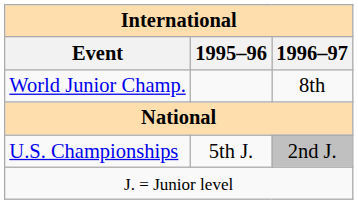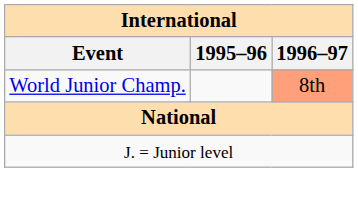(312, 85) no background -> (312, 85) lightsalmon background
- row: (94, 150)
